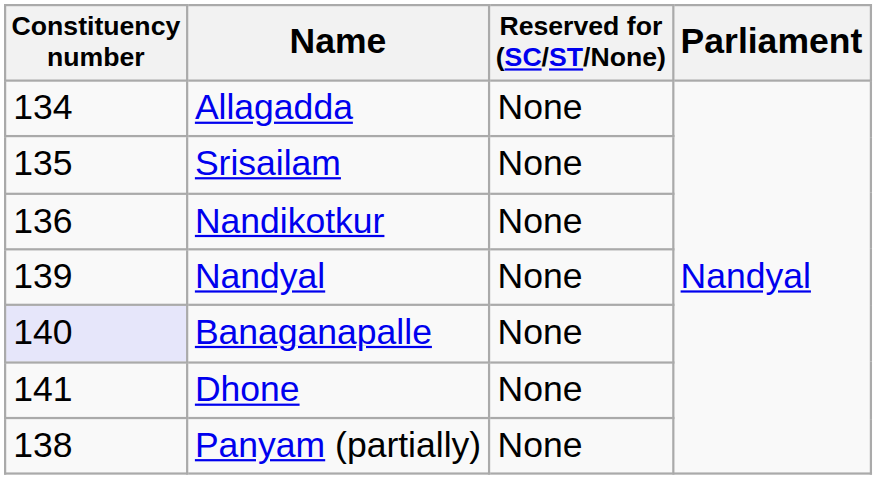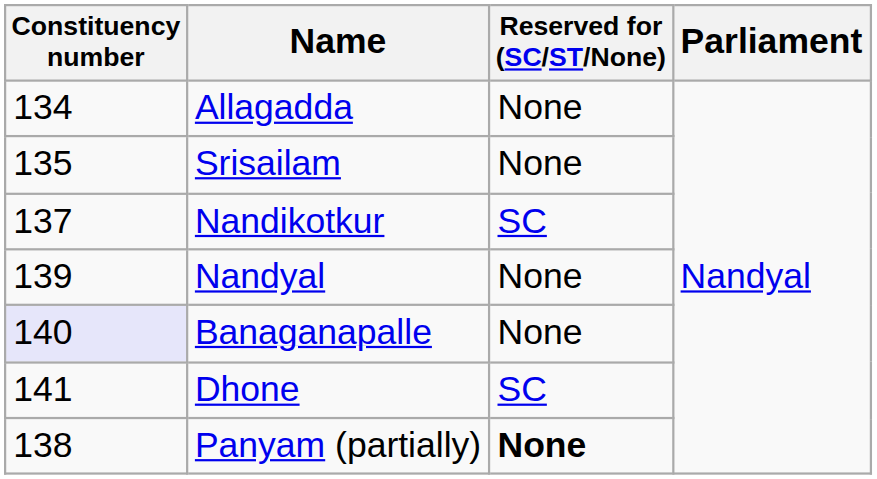(43, 220) 136 -> (43, 220) 137
(540, 220) None -> (522, 220) SC
(540, 389) None -> (522, 389) SC
(540, 445) normal -> (542, 445) bold
